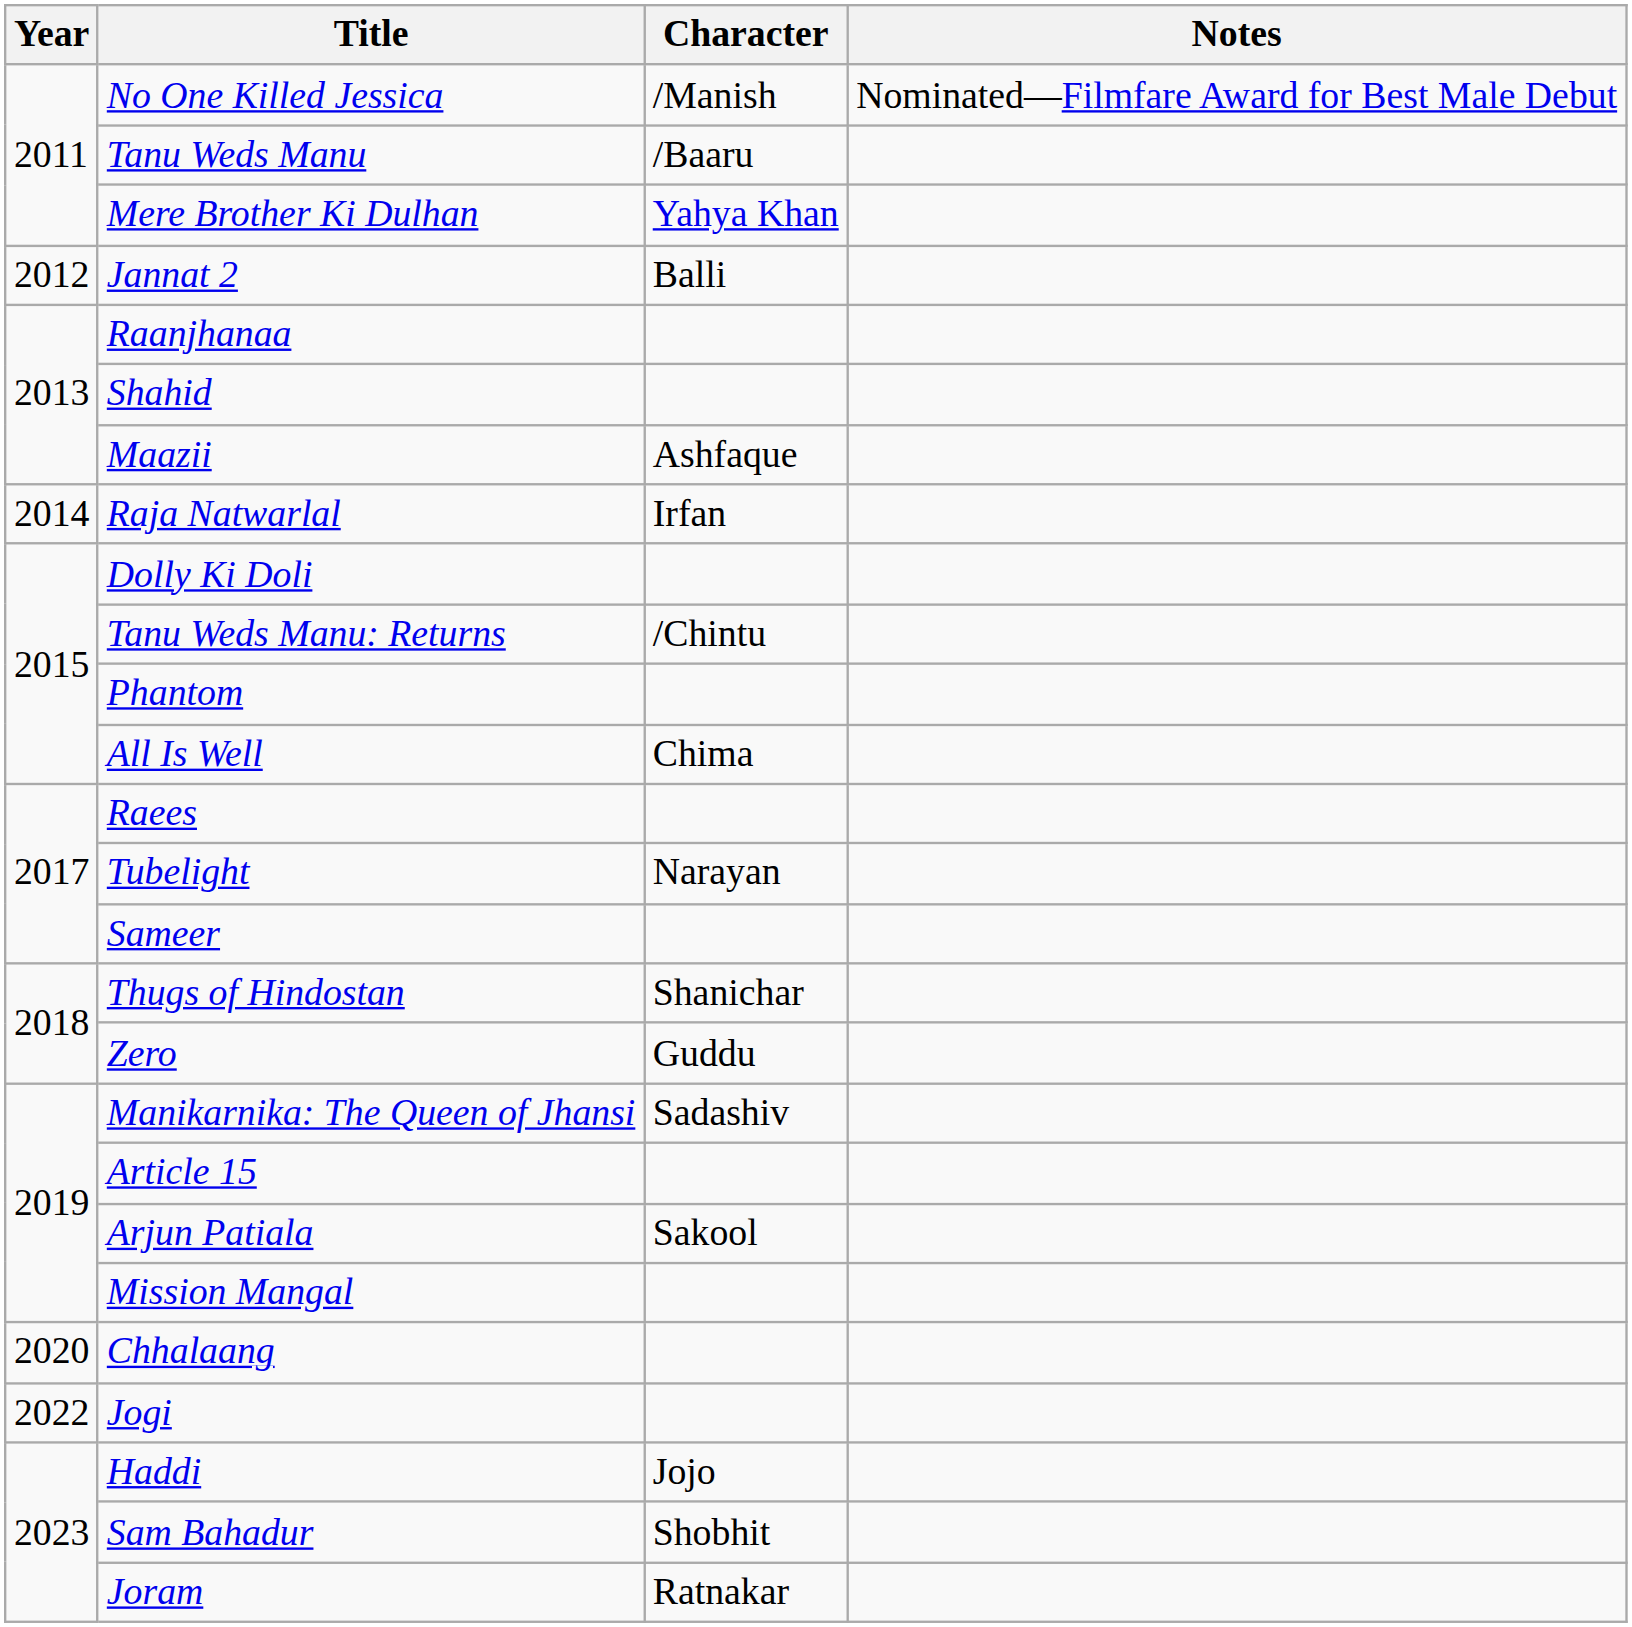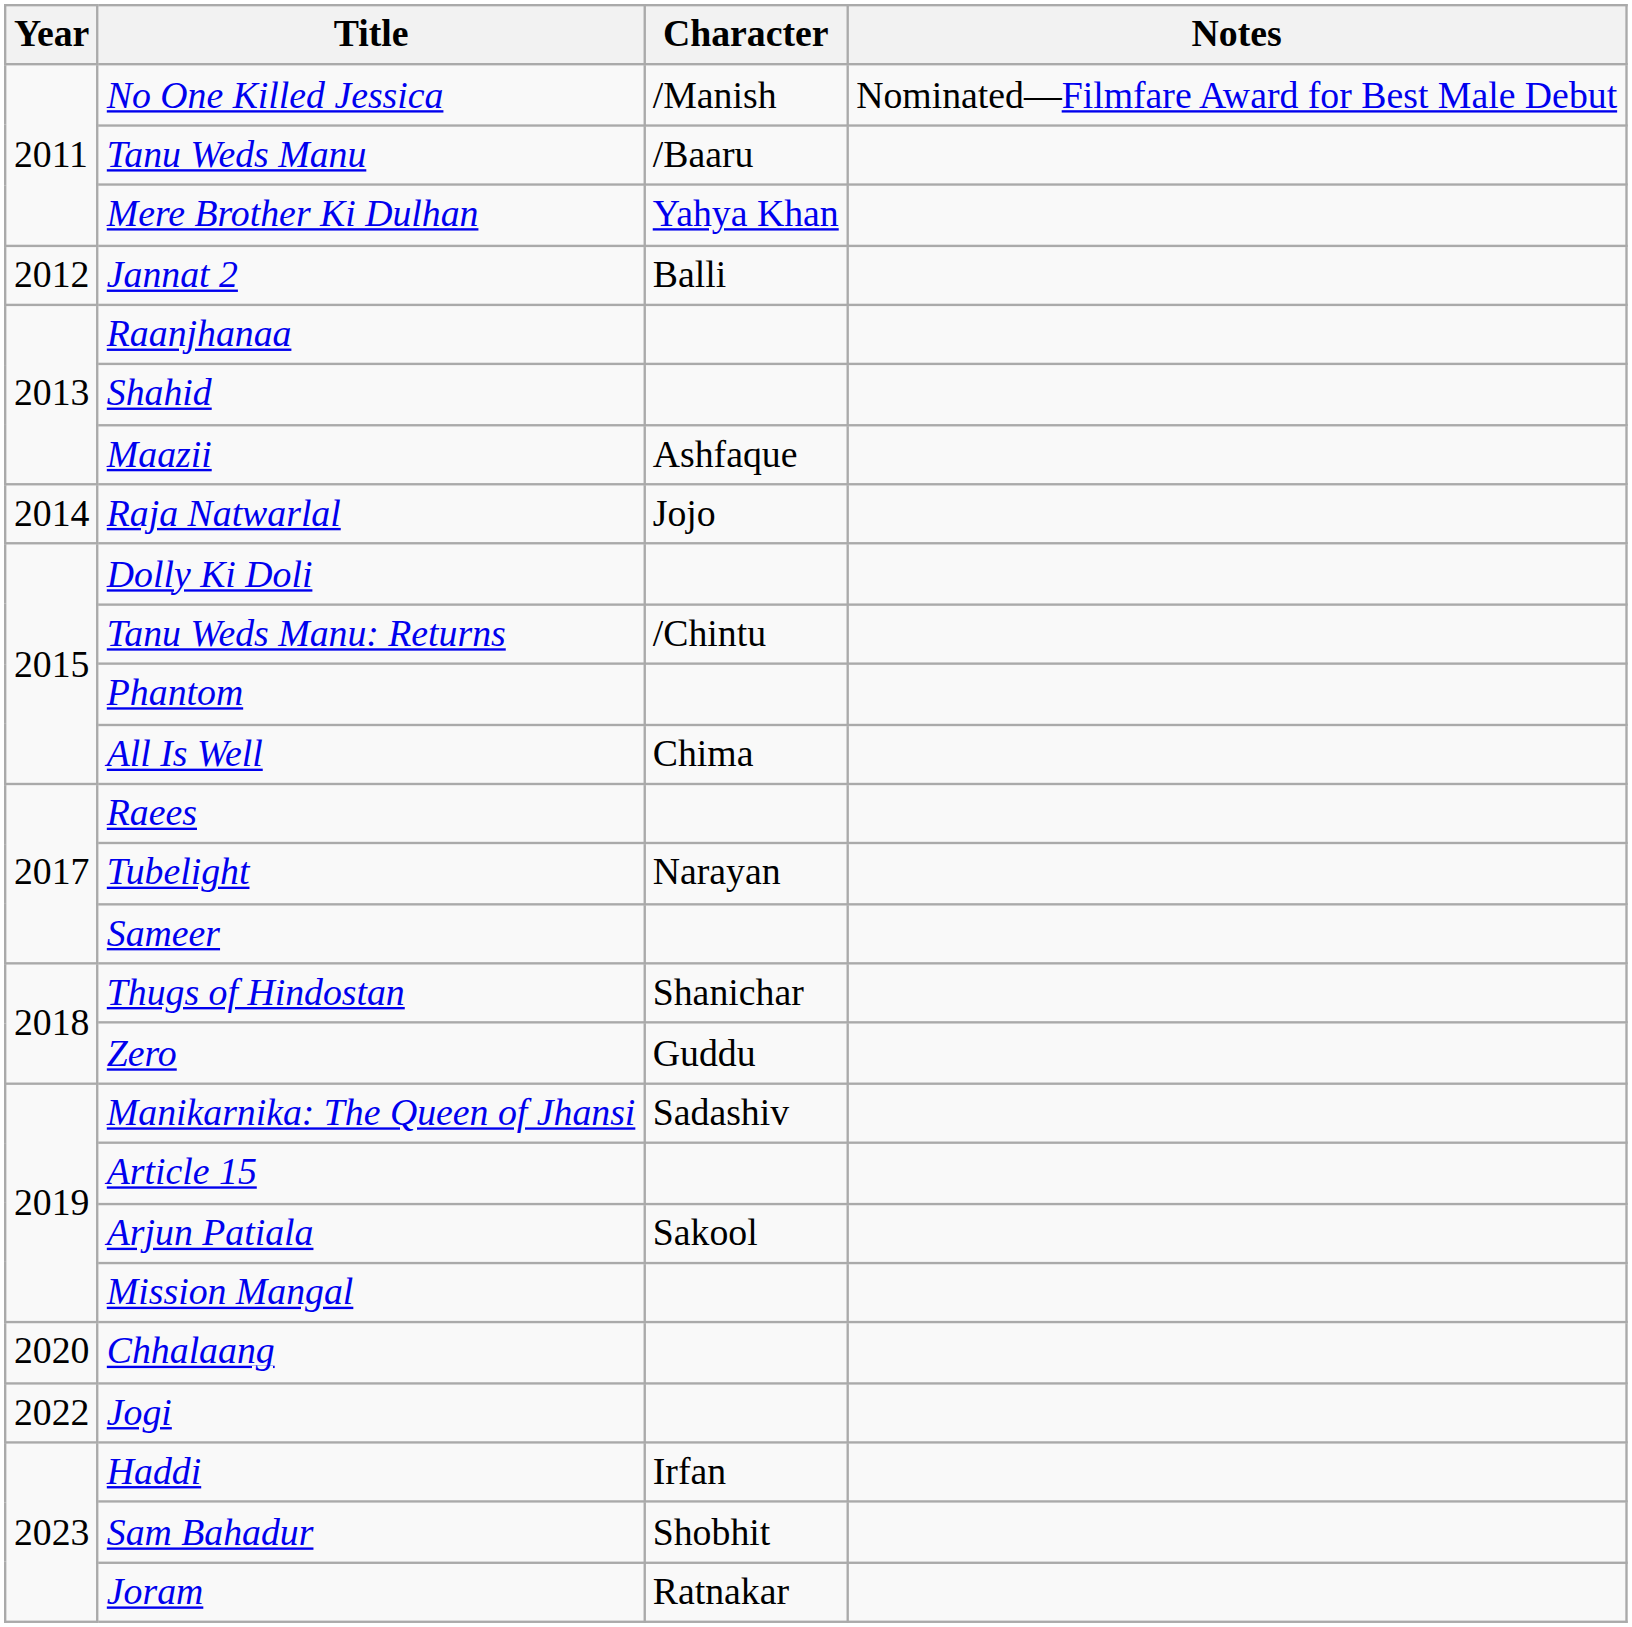(689, 513) Irfan -> (684, 513) Jojo
(684, 1471) Jojo -> (689, 1471) Irfan
